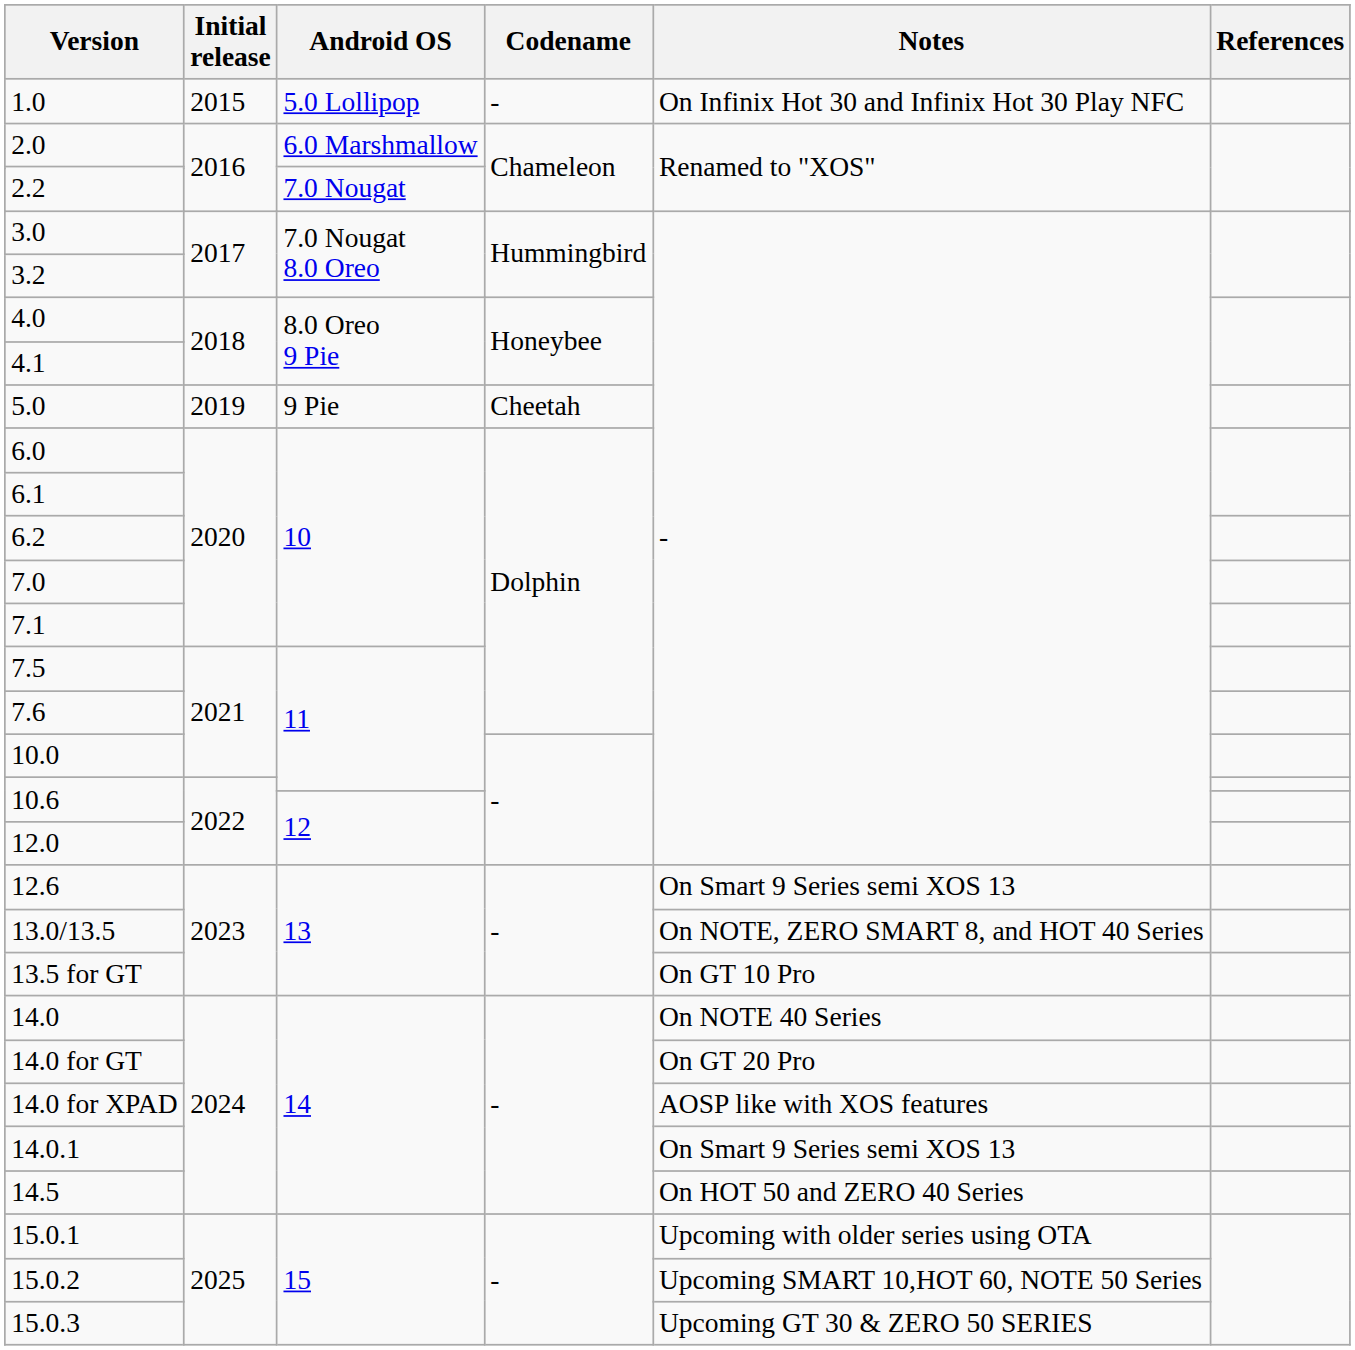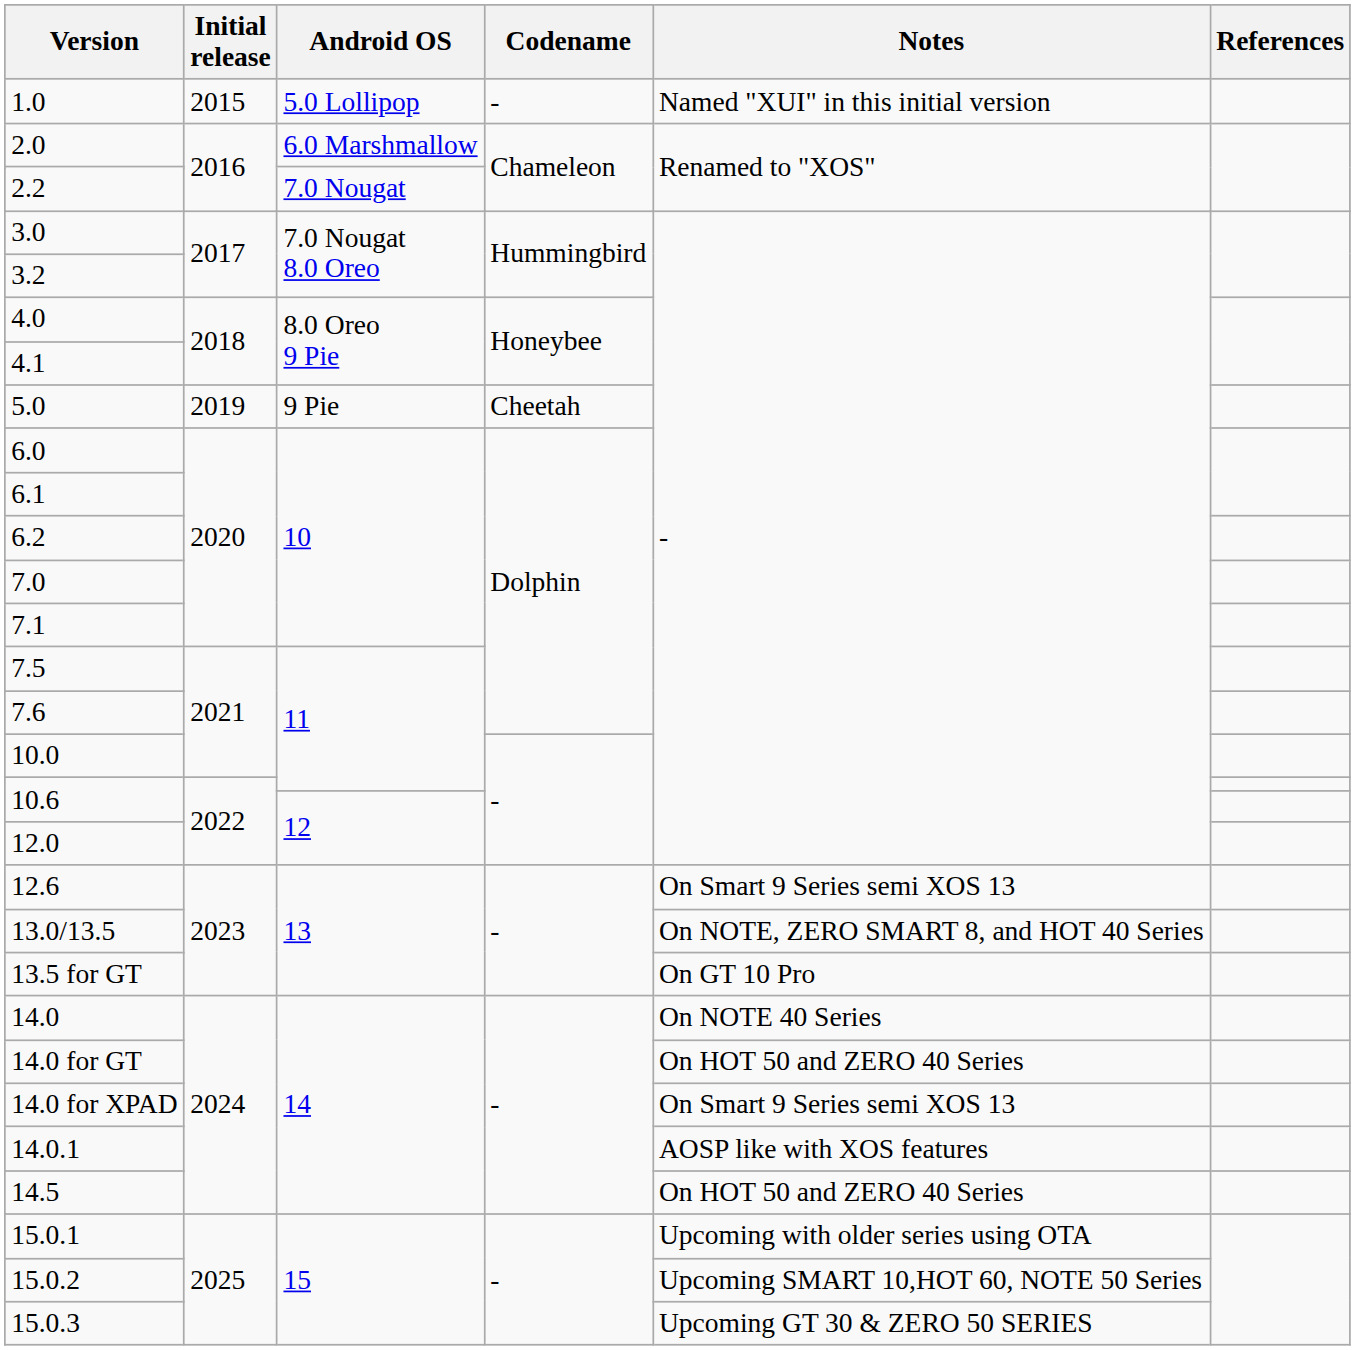(922, 100) On Infinix Hot 30 and Infinix Hot 30 Play NFC -> (855, 100) Named "XUI" in this initial version
(737, 1061) On GT 20 Pro -> (841, 1061) On HOT 50 and ZERO 40 Series
(824, 1104) AOSP like with XOS features -> (837, 1104) On Smart 9 Series semi XOS 13
(837, 1148) On Smart 9 Series semi XOS 13 -> (824, 1148) AOSP like with XOS features
